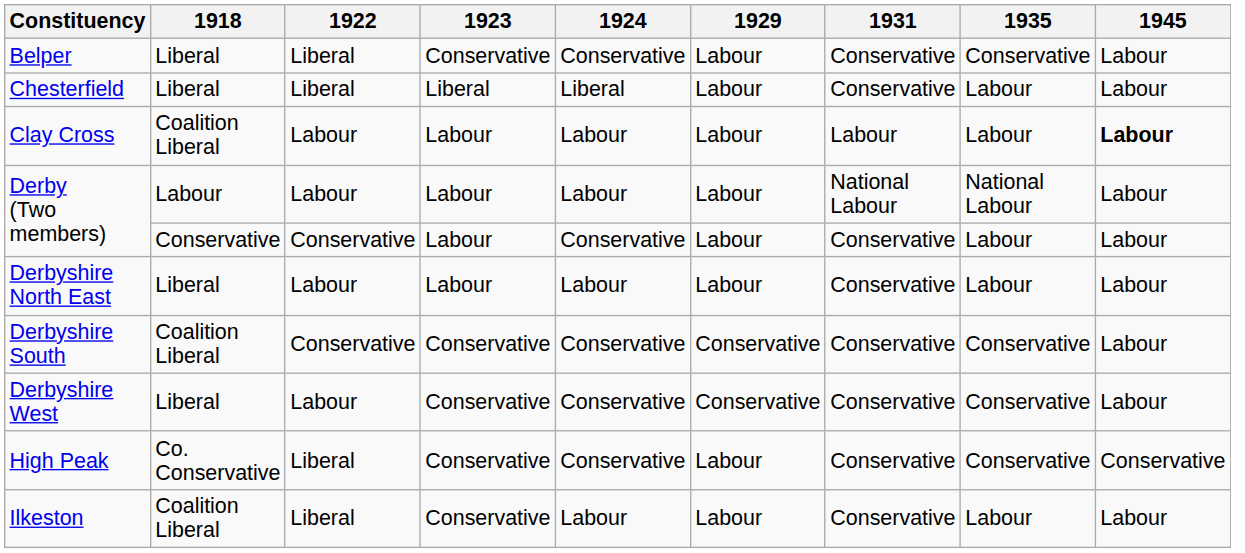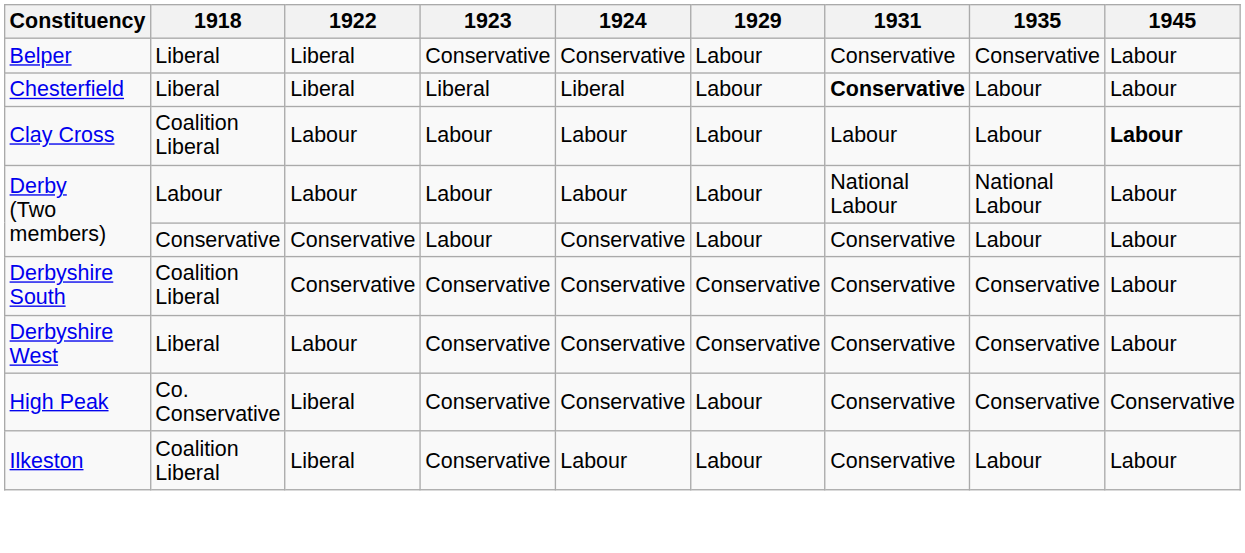(893, 89) normal -> (898, 89) bold
- row: (61, 285)
